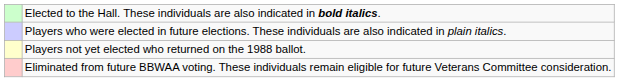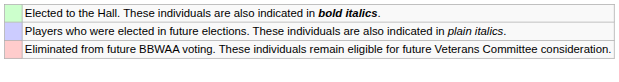- row: (165, 49)
